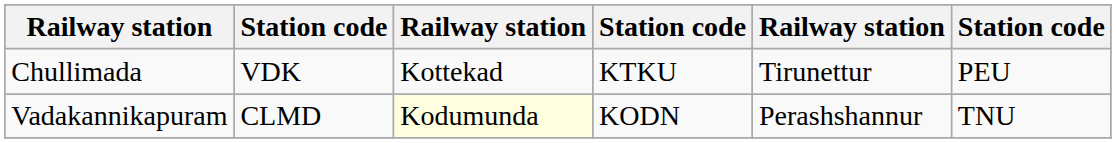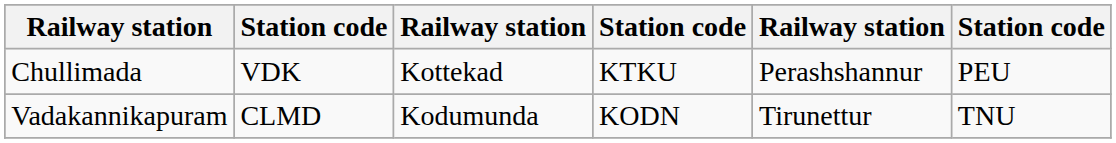(815, 71) Tirunettur -> (841, 71) Perashshannur
(470, 115) lightyellow background -> (470, 115) no background
(841, 115) Perashshannur -> (815, 115) Tirunettur
